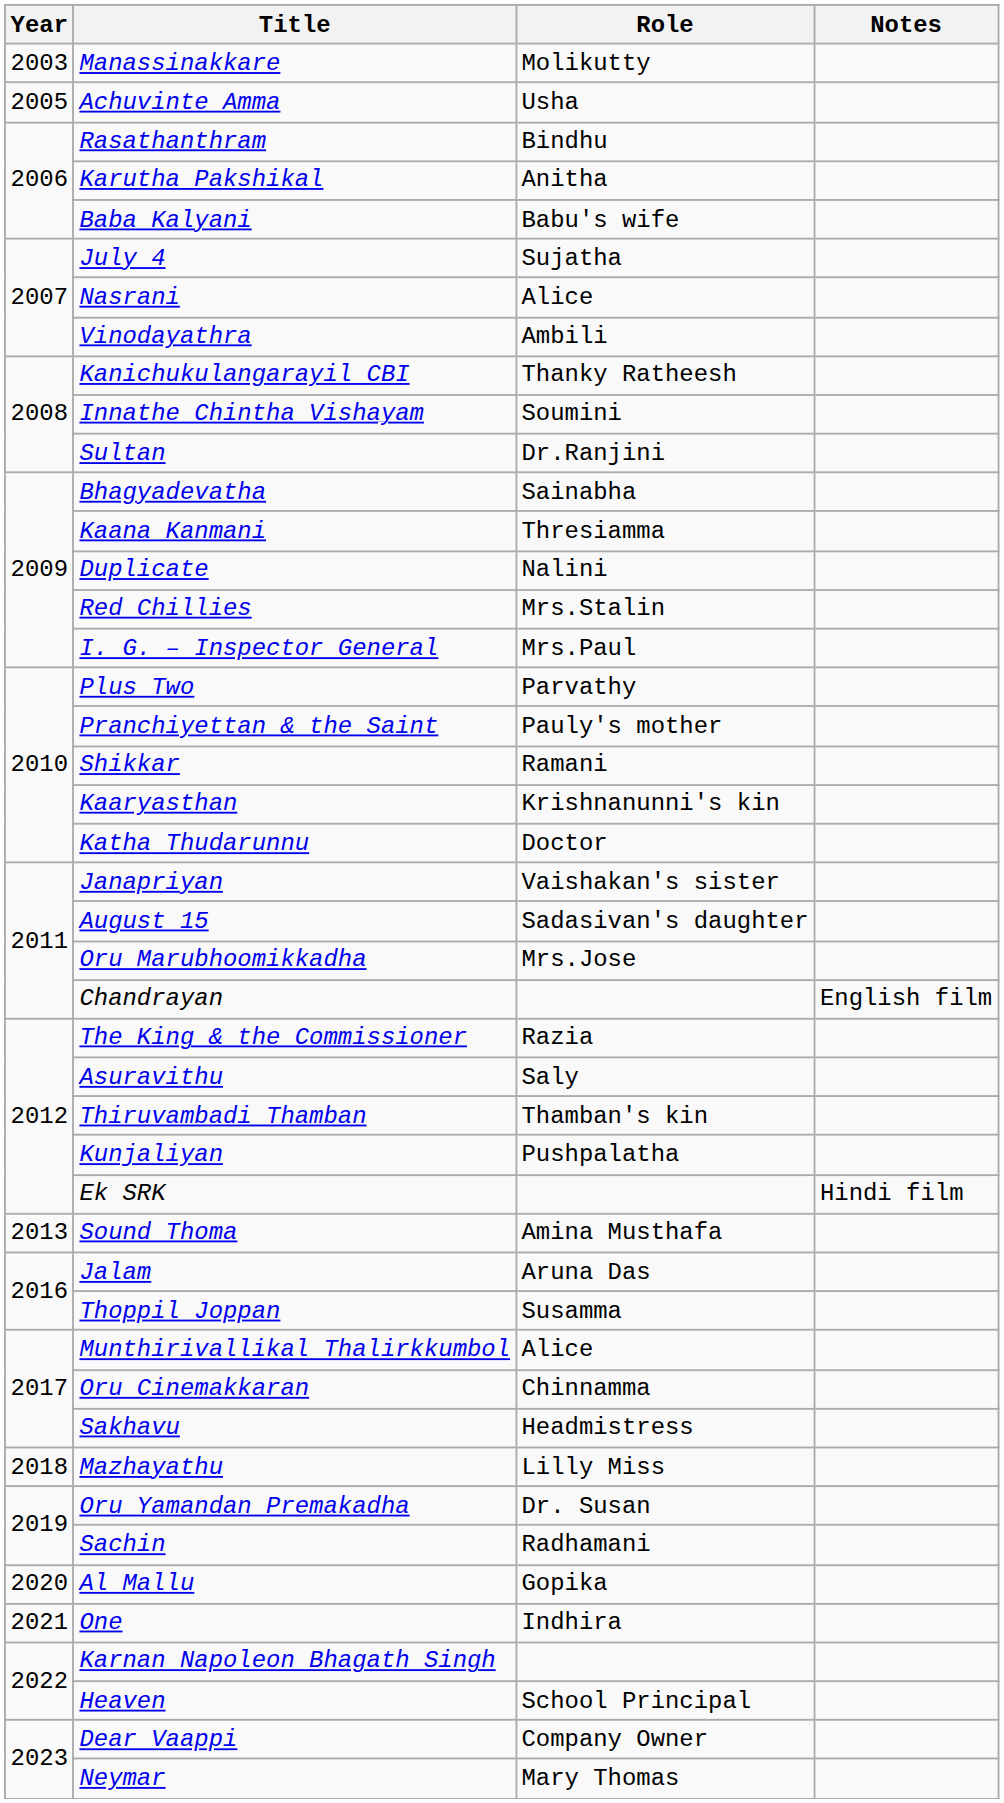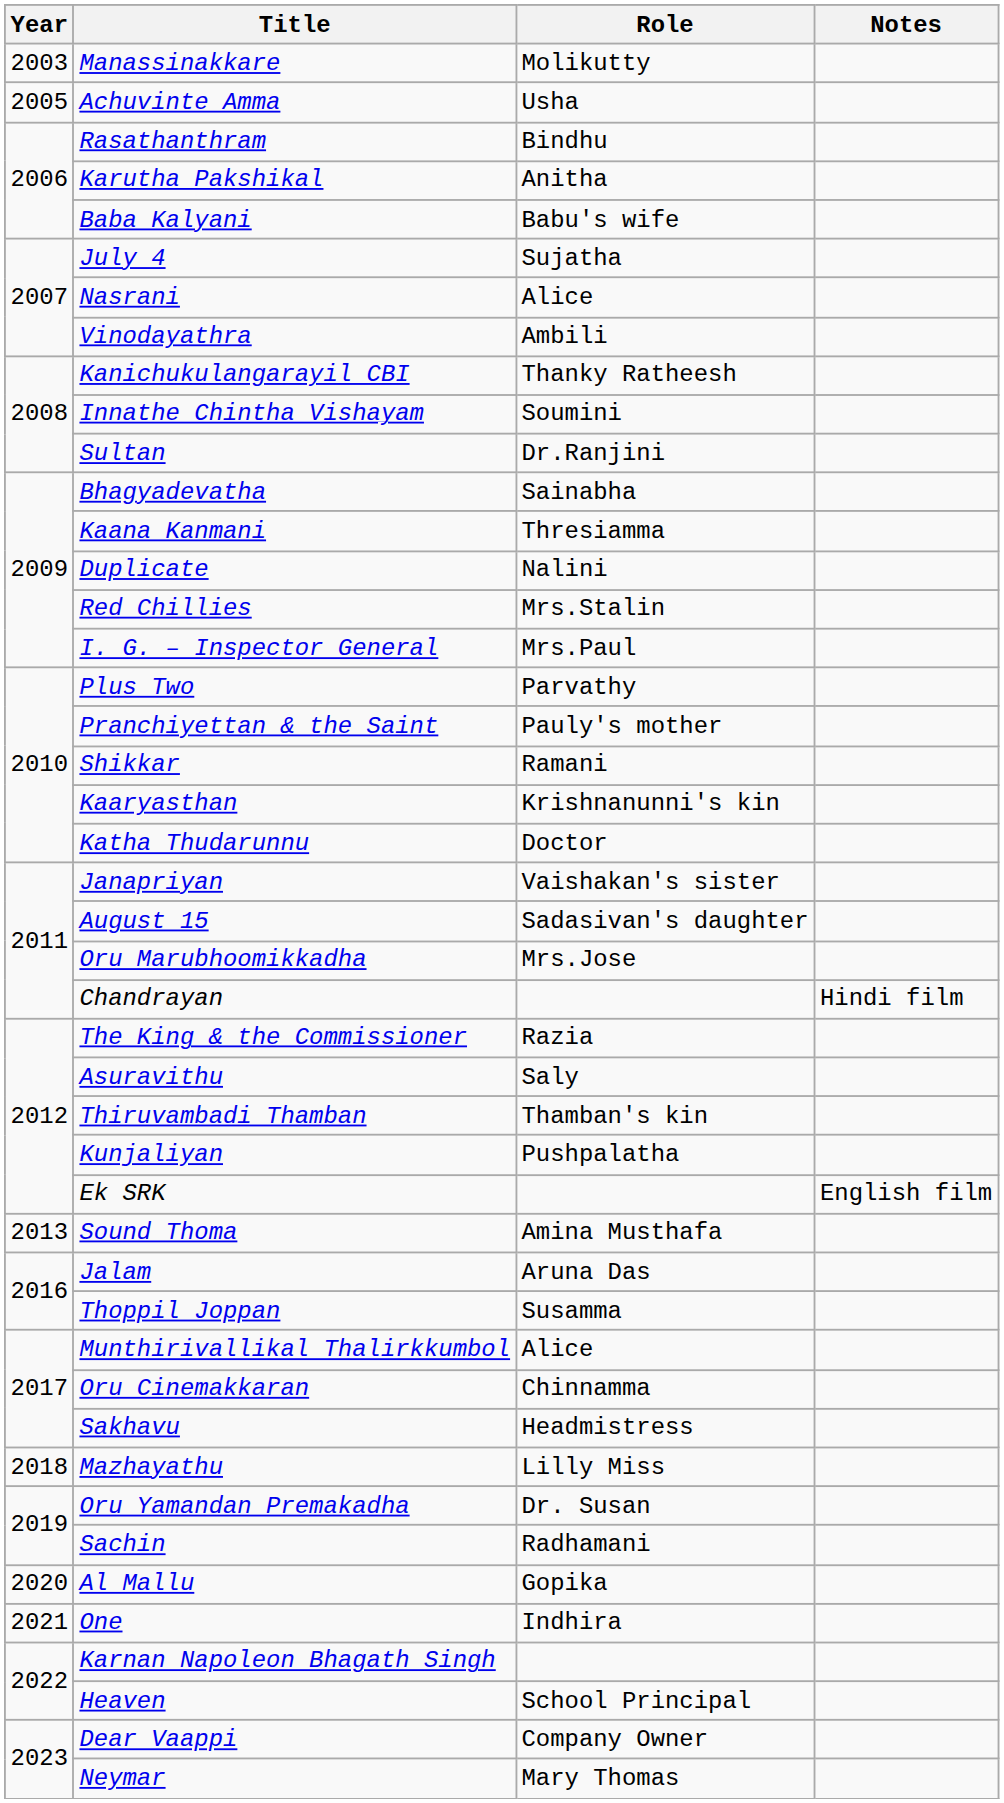(906, 999) English film -> (892, 999) Hindi film
(892, 1194) Hindi film -> (906, 1194) English film
